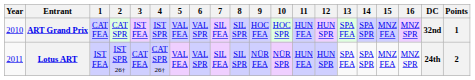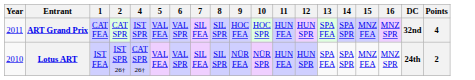- column: (140, 11)
(15, 29) 2010 -> (15, 29) 2011
(457, 29) 1 -> (437, 29) 4
(15, 58) 2011 -> (15, 58) 2010
